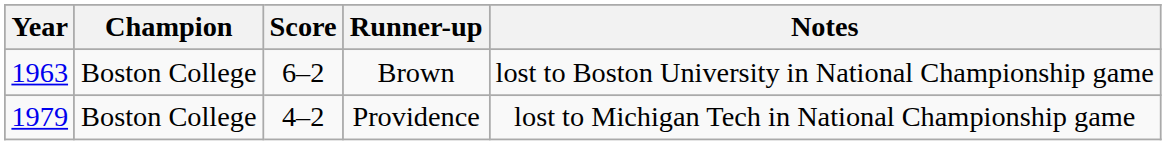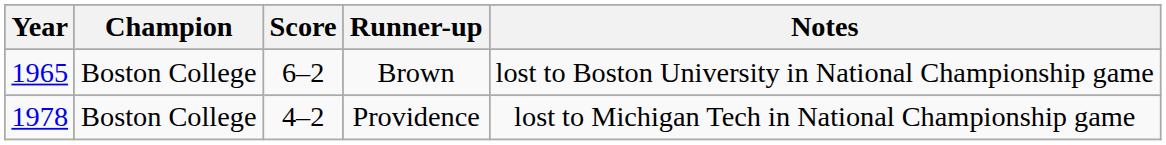(40, 71) 1963 -> (40, 71) 1965
(40, 116) 1979 -> (40, 116) 1978
